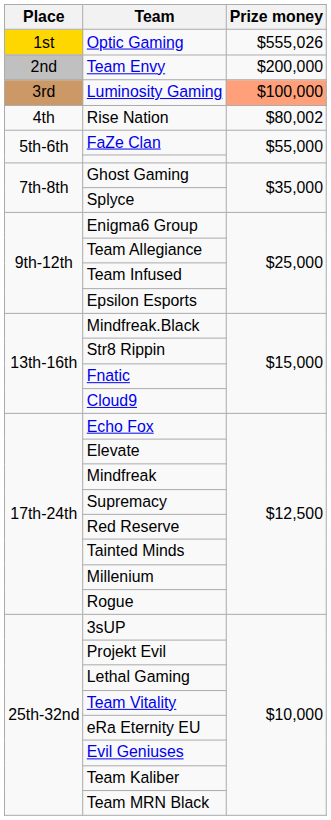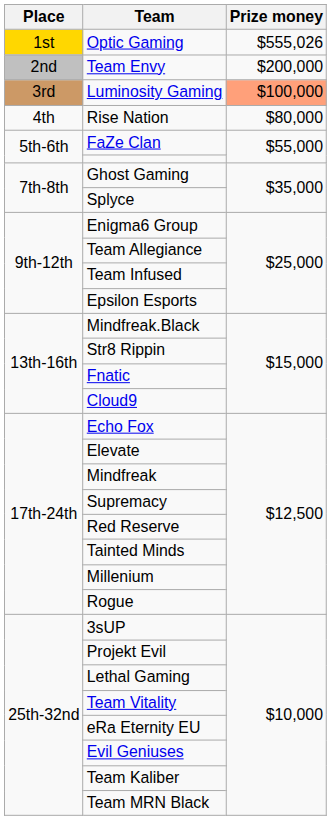(294, 117) $80,002 -> (294, 117) $80,000
